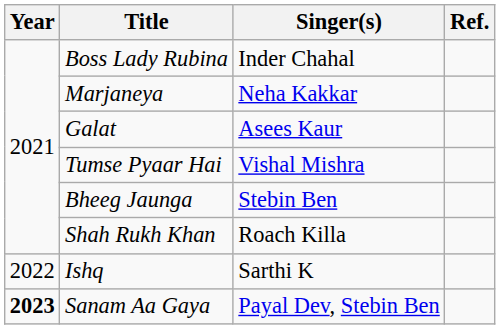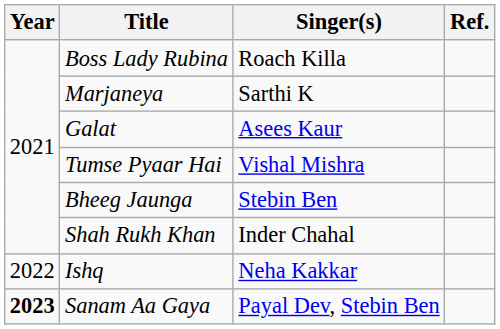(297, 57) Inder Chahal -> (292, 57) Roach Killa
(298, 93) Neha Kakkar -> (276, 93) Sarthi K
(292, 235) Roach Killa -> (297, 235) Inder Chahal
(276, 270) Sarthi K -> (298, 270) Neha Kakkar
